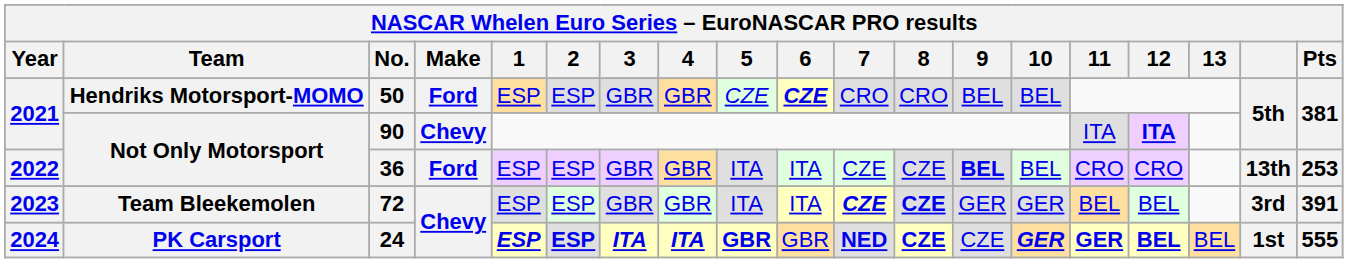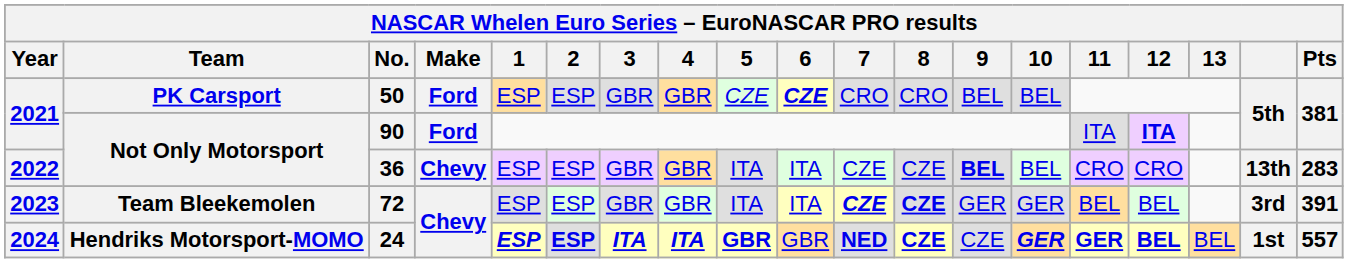(217, 95) Hendriks Motorsport-MOMO -> (217, 95) PK Carsport
(453, 132) Chevy -> (453, 132) Ford
(453, 168) Ford -> (453, 168) Chevy
(1320, 168) 253 -> (1320, 168) 283
(217, 240) PK Carsport -> (217, 240) Hendriks Motorsport-MOMO
(1320, 240) 555 -> (1320, 240) 557
